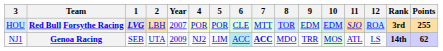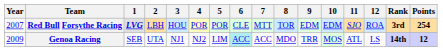columns swapped: (178, 11) <-> (16, 11)
(424, 25) 255 -> (424, 25) 254
(263, 39) bold -> (263, 39) normal
(424, 39) 62 -> (424, 39) 12
